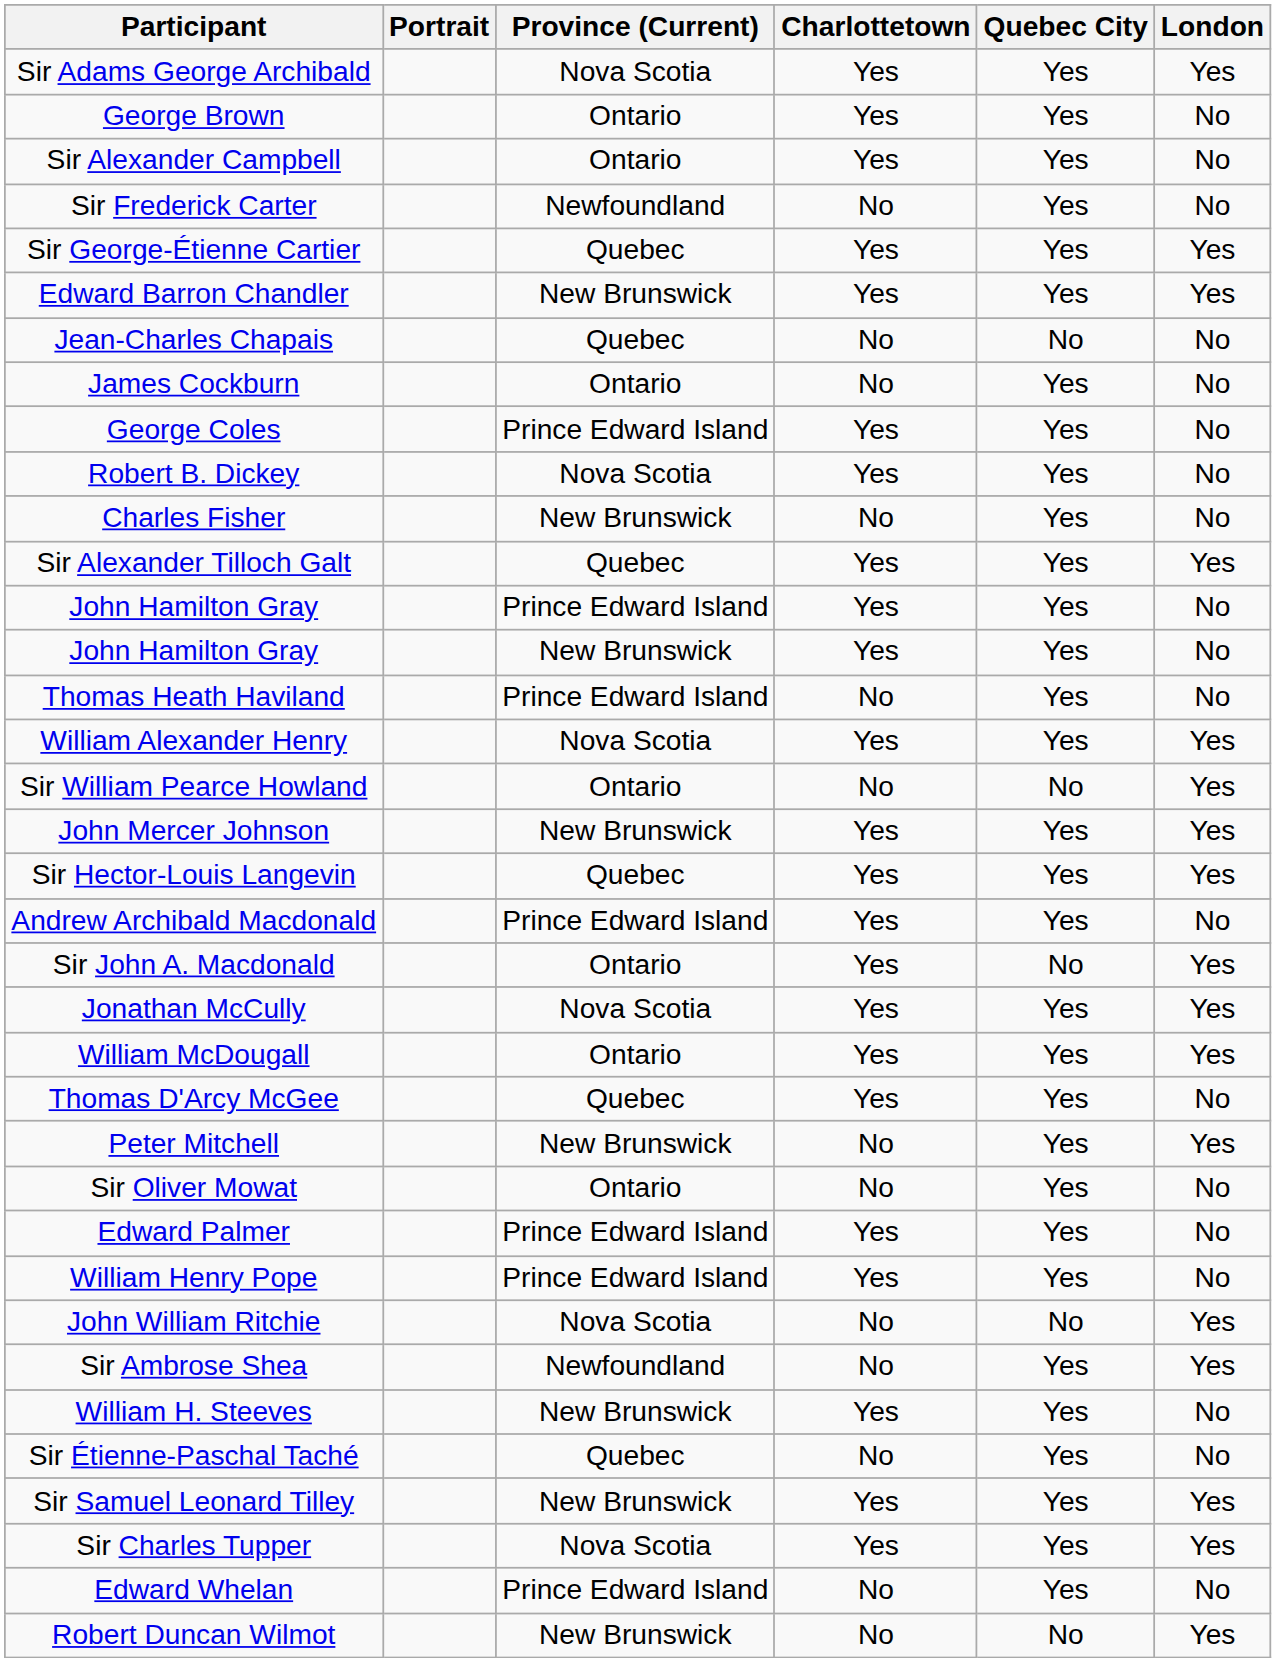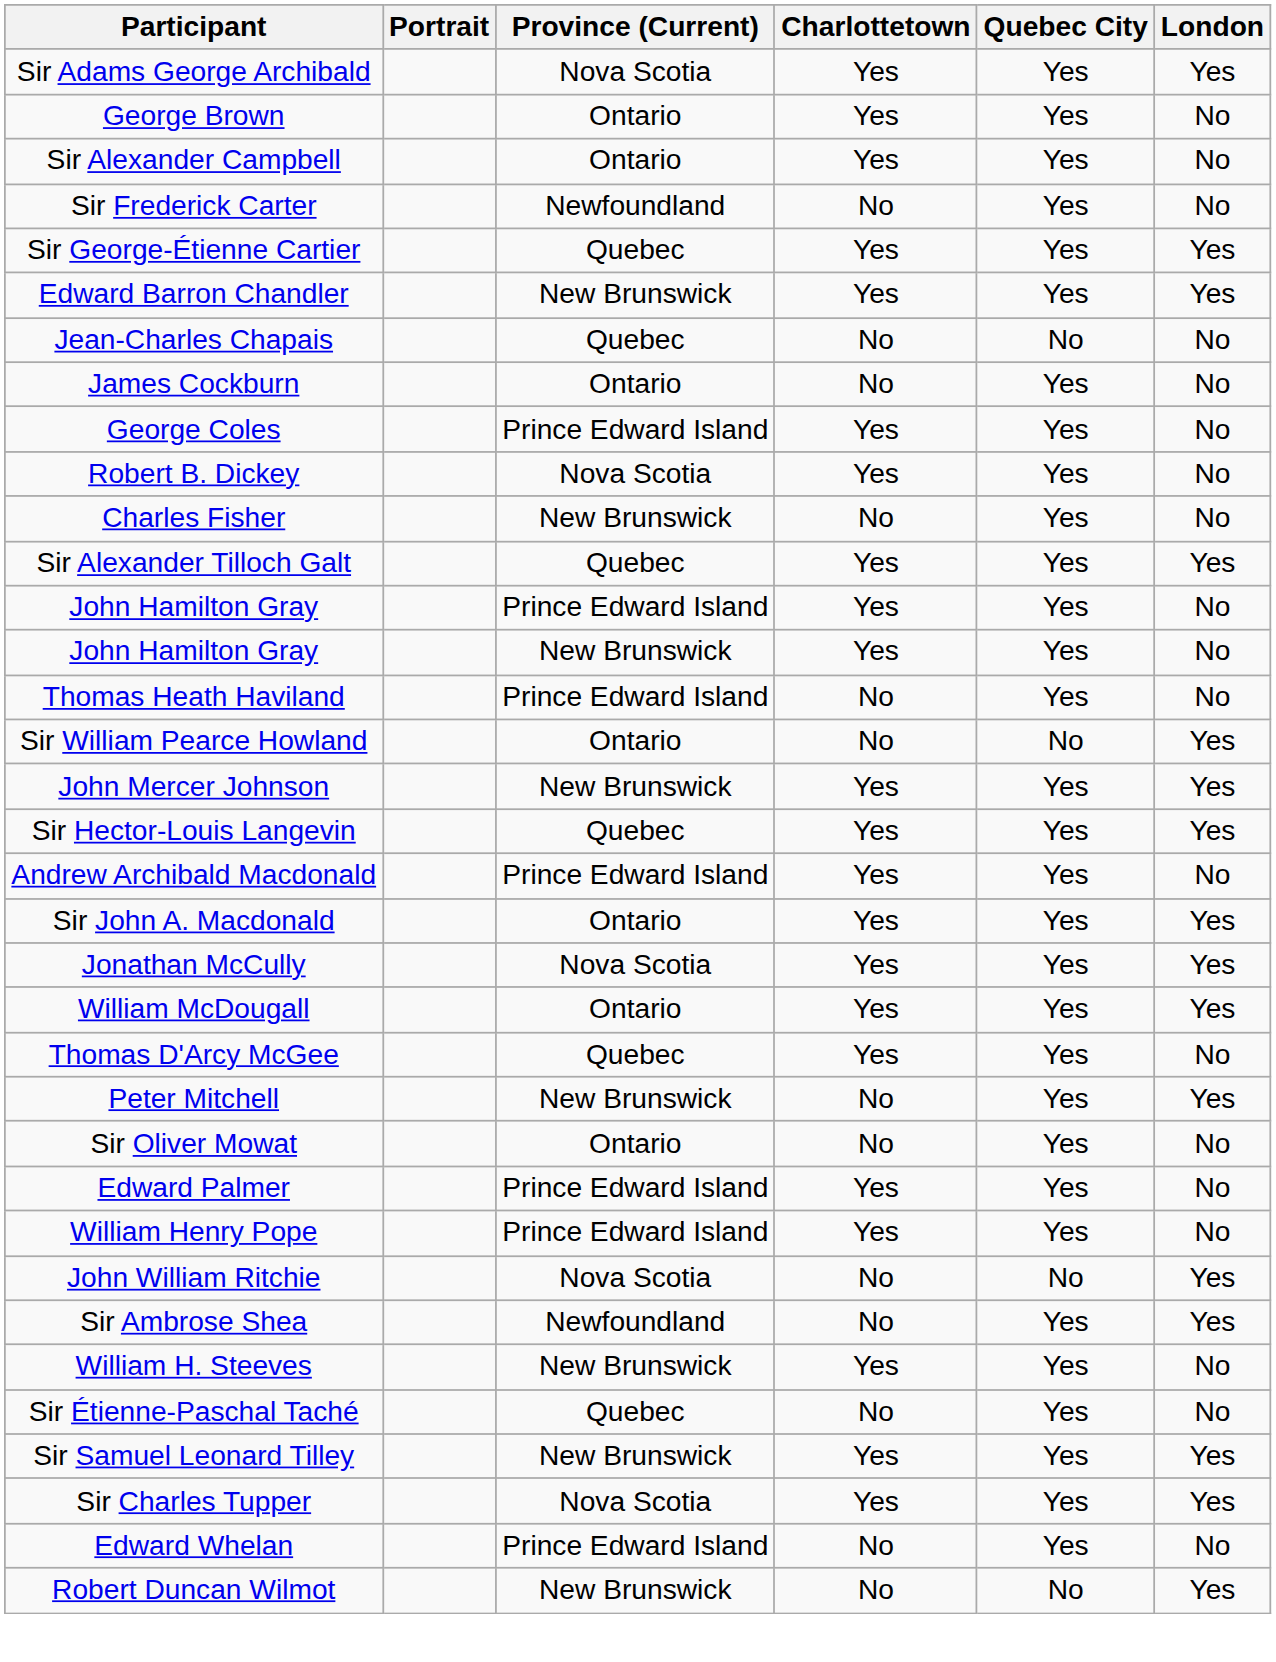- row: (194, 741)
(1066, 964) No -> (1066, 920) Yes
